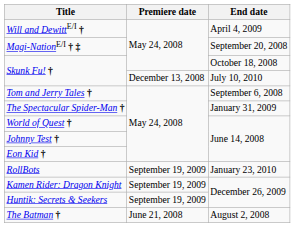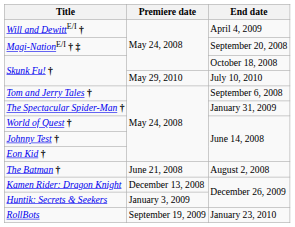(167, 78) December 13, 2008 -> (156, 78) May 29, 2010
rows swapped: (33, 215) <-> (23, 169)
(167, 184) September 19, 2009 -> (167, 184) December 13, 2008
(167, 200) September 19, 2009 -> (159, 200) January 3, 2009
